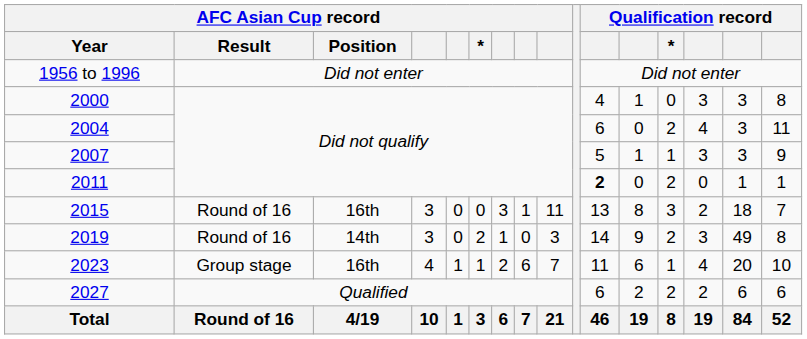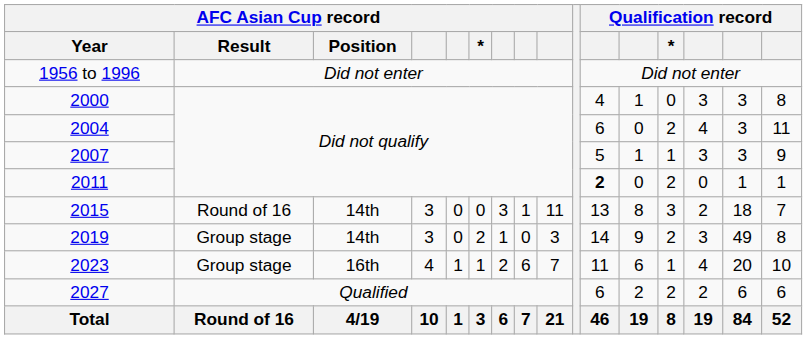(363, 210) 16th -> (363, 210) 14th
(244, 237) Round of 16 -> (244, 237) Group stage
